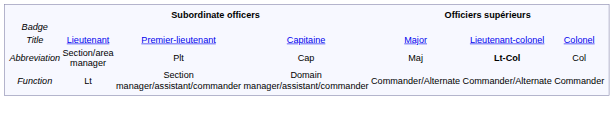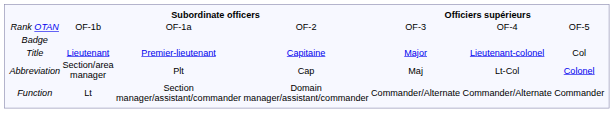+ row: (35, 27)
(579, 40) Colonel -> (579, 52) Col
(507, 57) bold -> (507, 70) normal
(579, 57) Col -> (579, 70) Colonel
